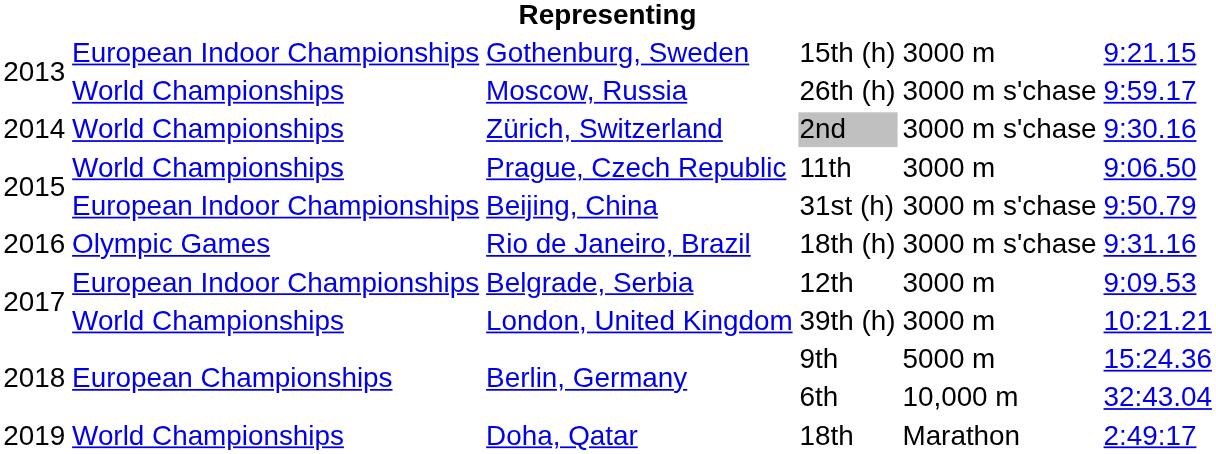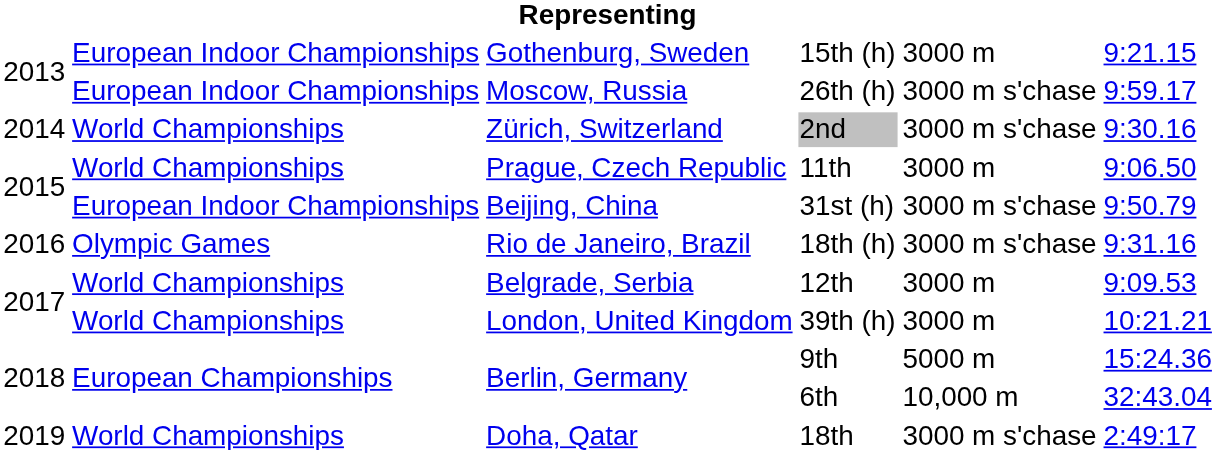(208, 91) World Championships -> (276, 91) European Indoor Championships
(276, 282) European Indoor Championships -> (208, 282) World Championships
(961, 435) Marathon -> (1000, 435) 3000 m s'chase
